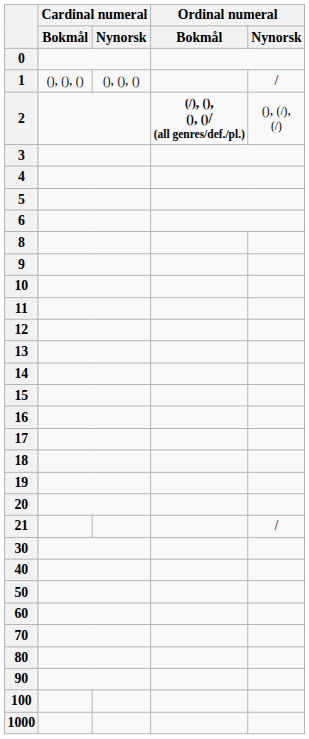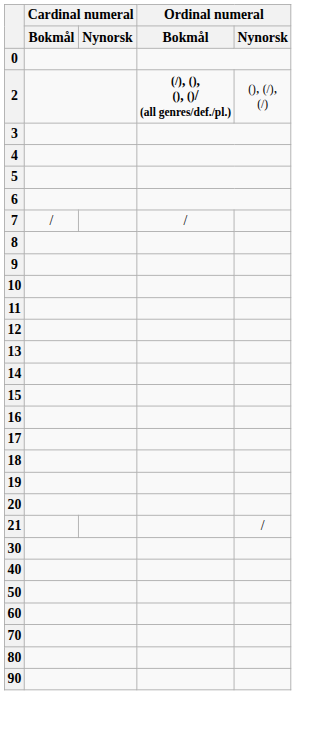- row: (21, 80)
+ row: (14, 220)
- row: (21, 701)
- row: (21, 722)
